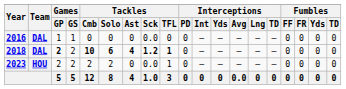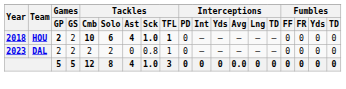- row: (16, 38)
(40, 51) DAL -> (40, 38) HOU
(150, 51) 1.2 -> (150, 38) 1.0
(40, 64) HOU -> (40, 51) DAL
(150, 64) 0.0 -> (150, 51) 0.8
